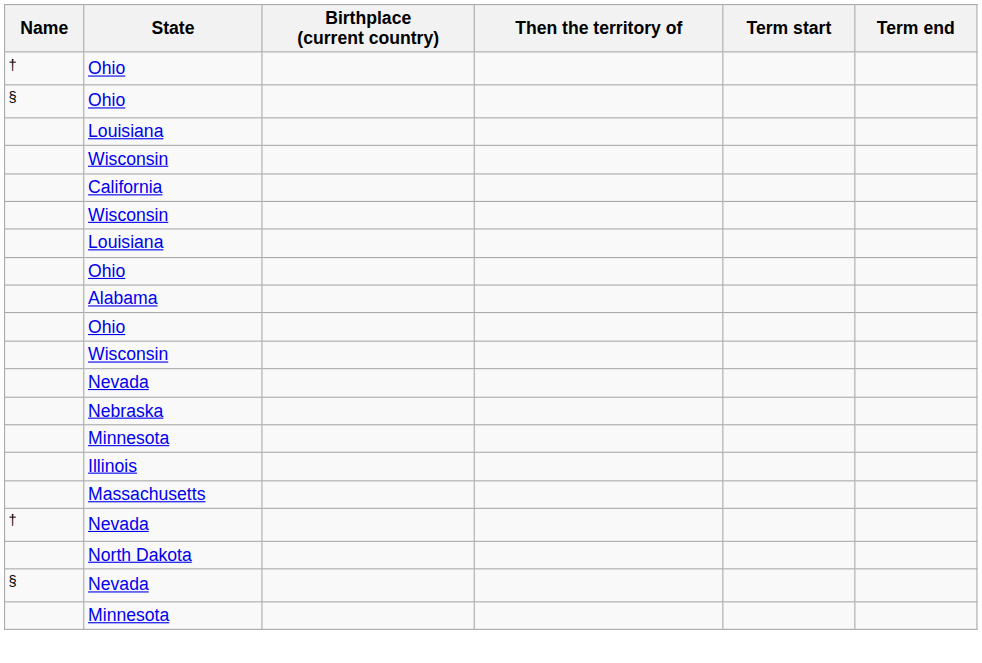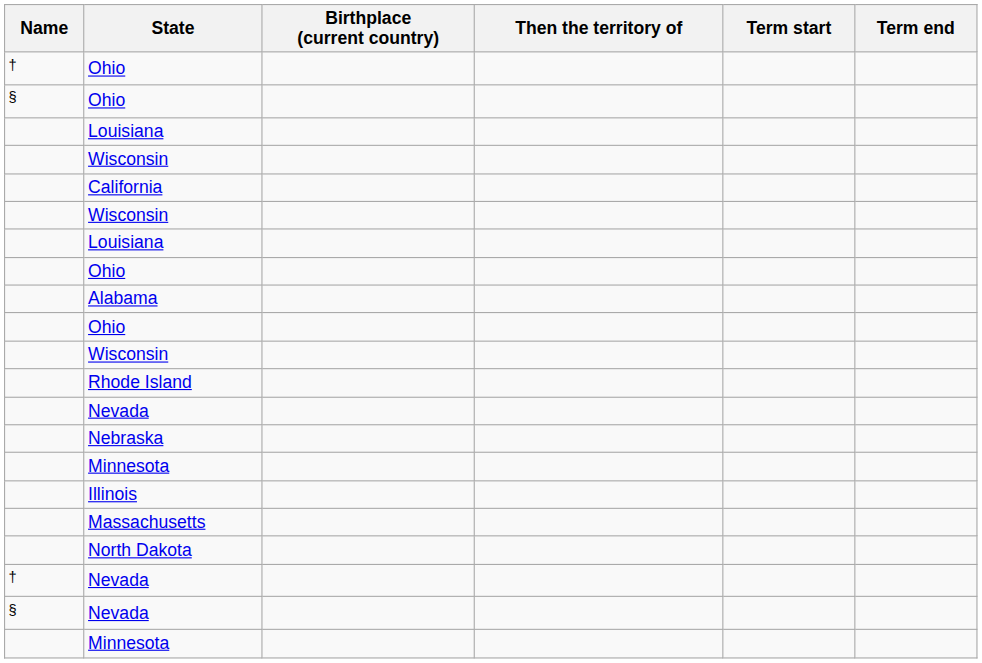+ row: (44, 383)
rows swapped: (13, 521) <-> (44, 555)
